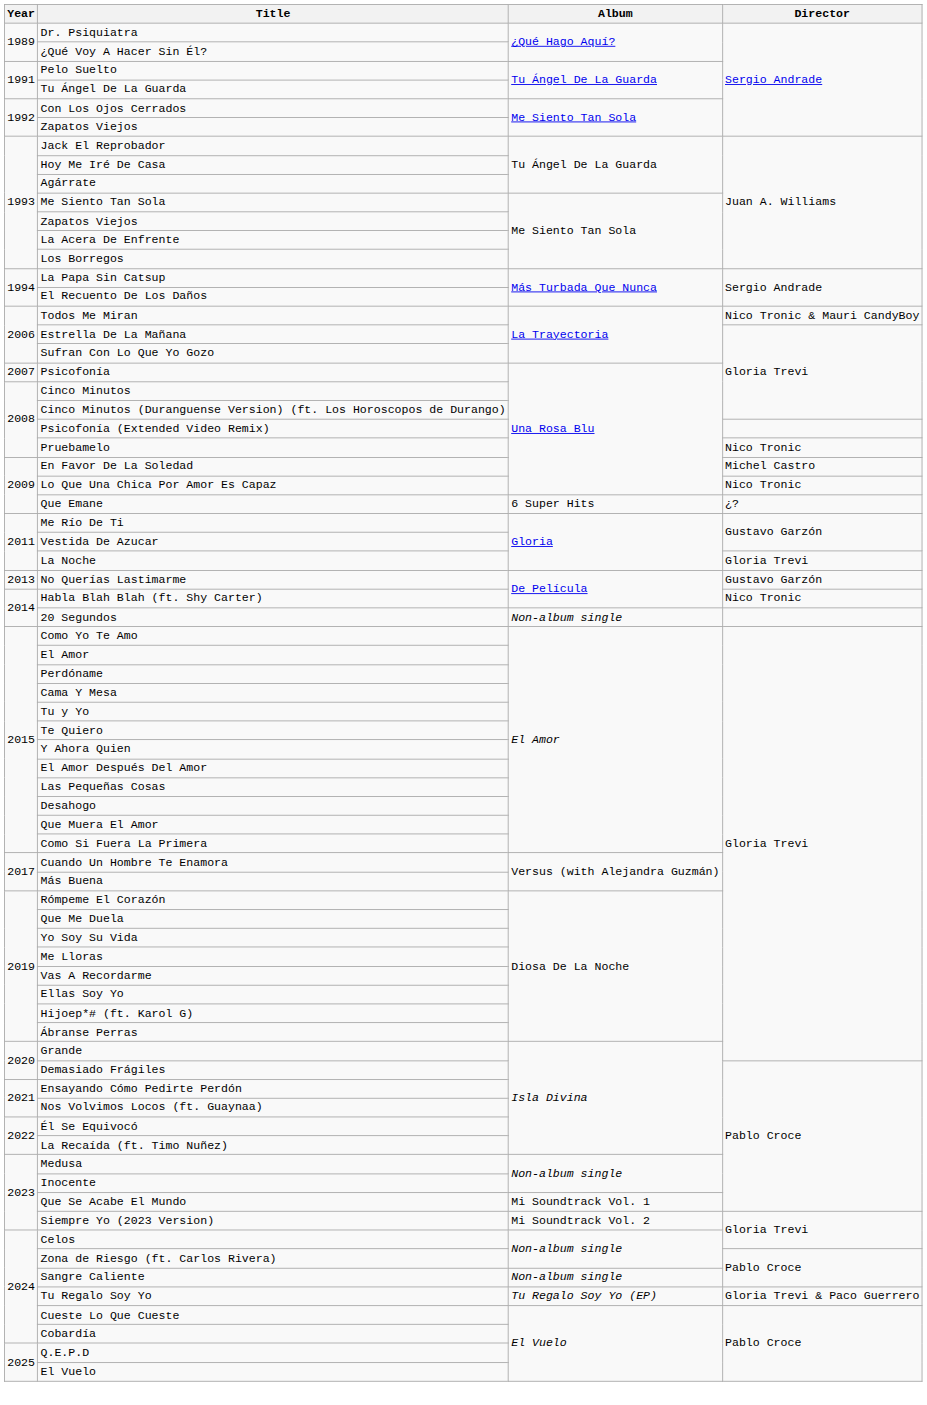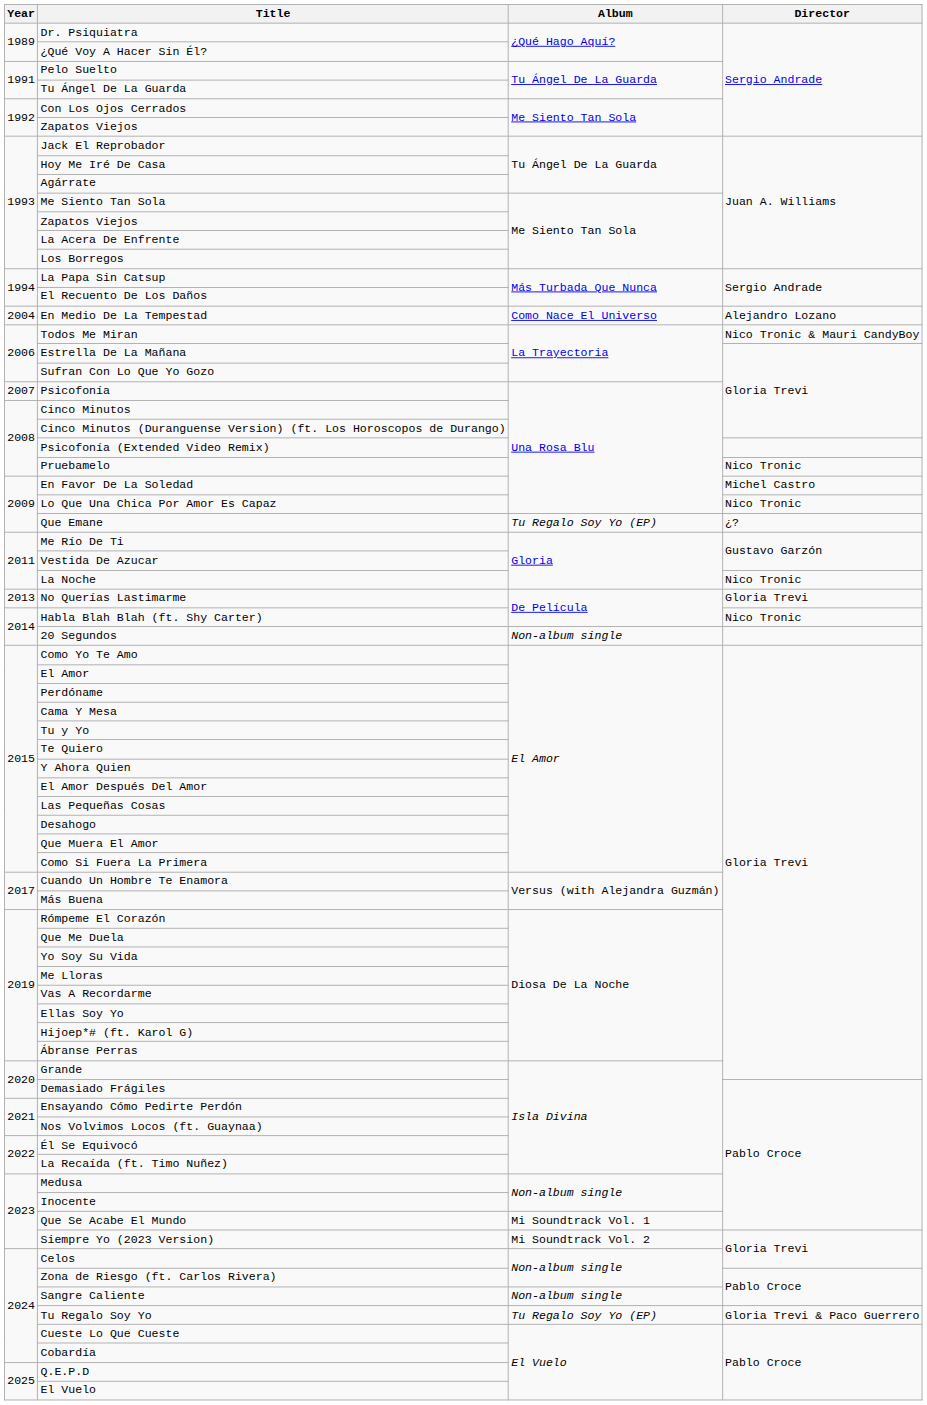+ row: (21, 316)
(553, 504) 6 Super Hits -> (584, 523) Tu Regalo Soy Yo (EP)
(767, 561) Gloria Trevi -> (763, 580) Nico Tronic
(774, 580) Gustavo Garzón -> (767, 598) Gloria Trevi
